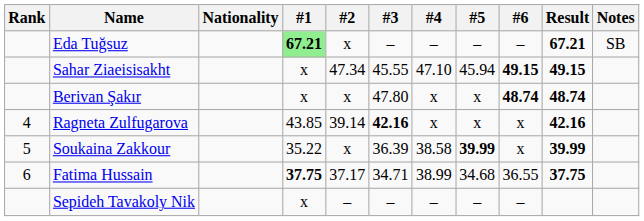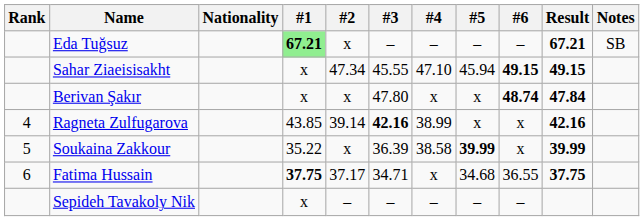(567, 96) 48.74 -> (567, 96) 47.84
(434, 123) x -> (434, 123) 38.99
(434, 175) 38.99 -> (434, 175) x
